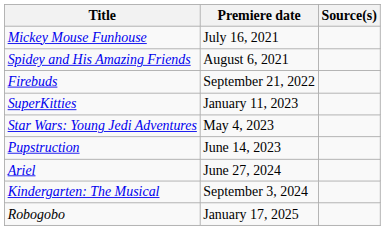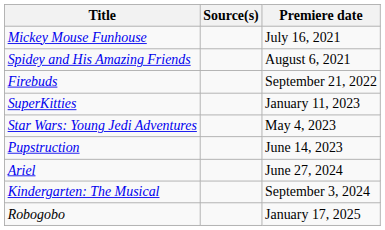columns swapped: (259, 15) <-> (349, 15)
